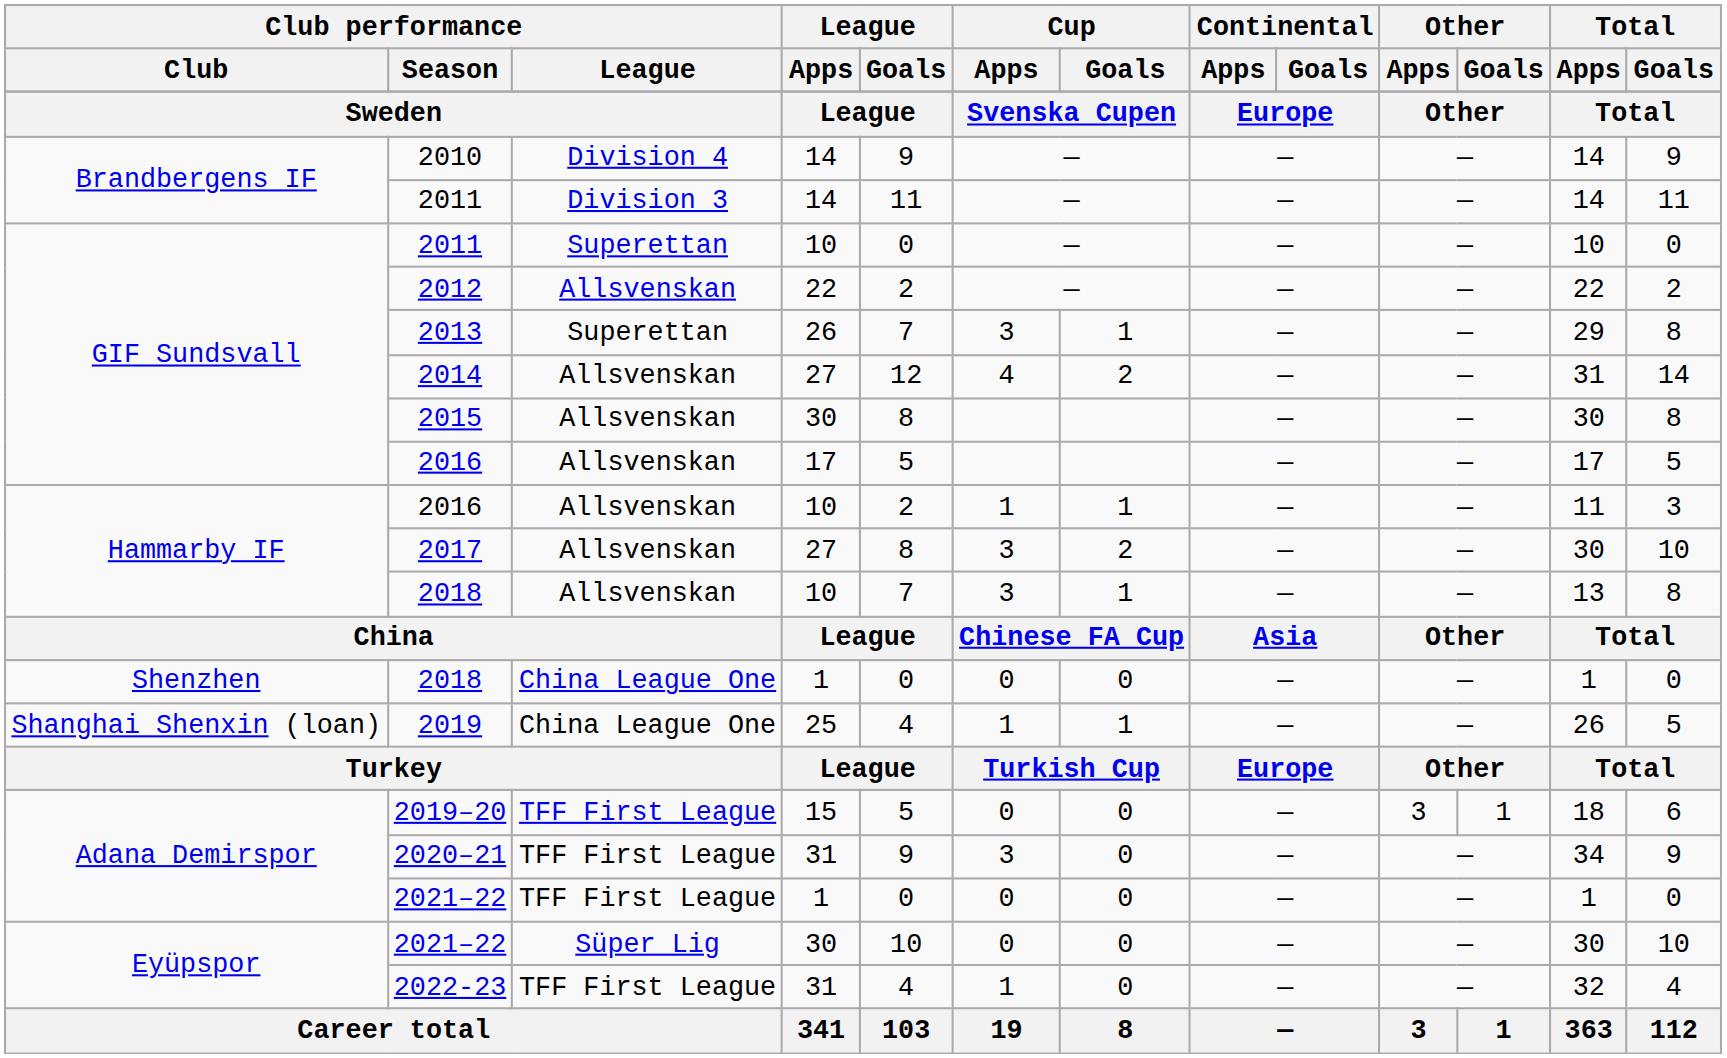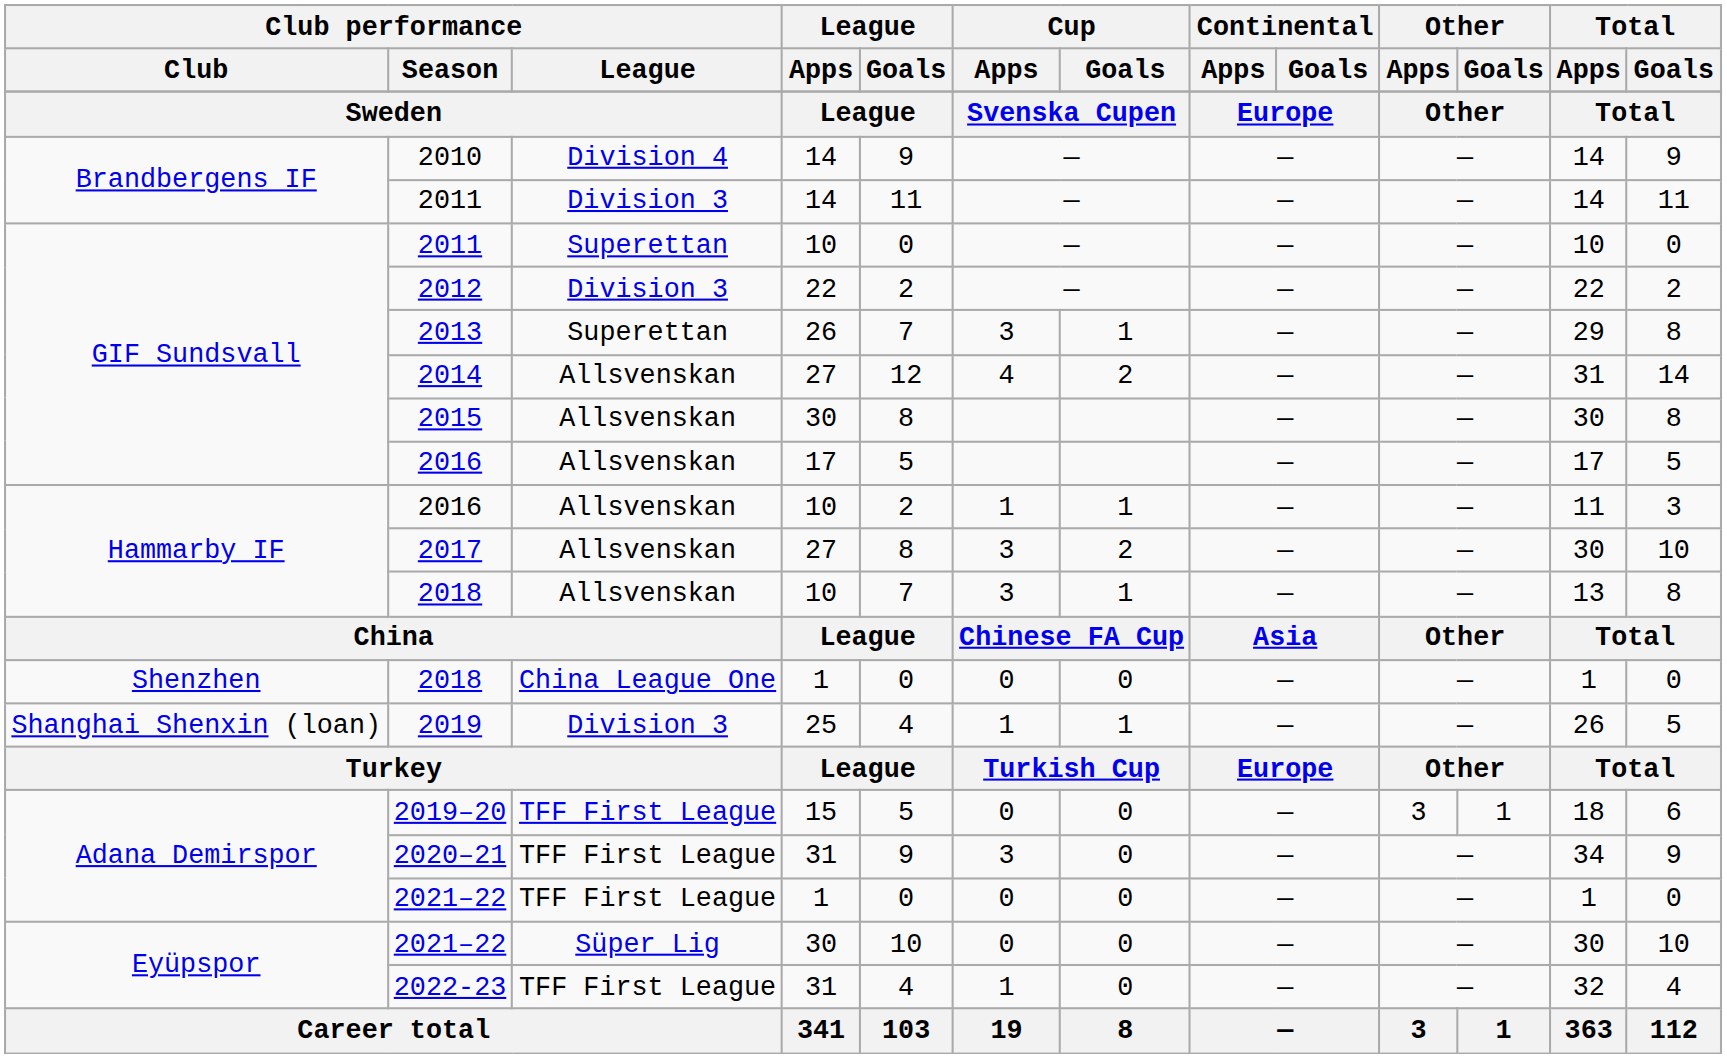(648, 289) Allsvenskan -> (648, 289) Division 3
(648, 725) China League One -> (648, 725) Division 3
